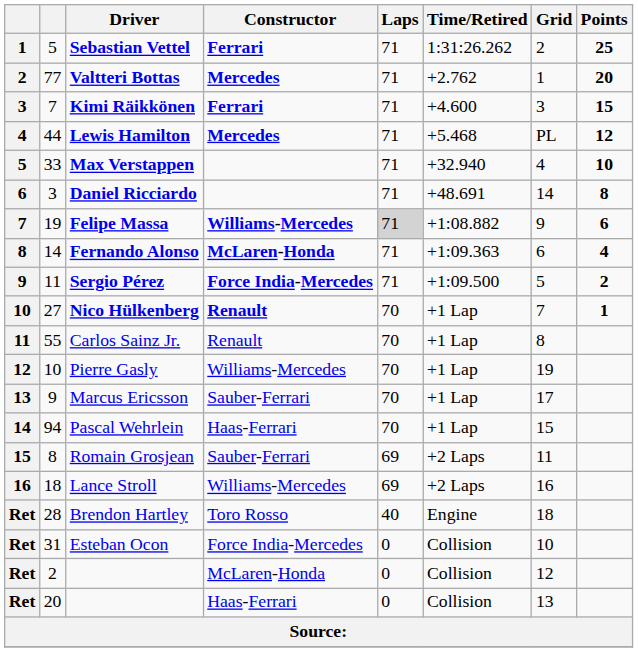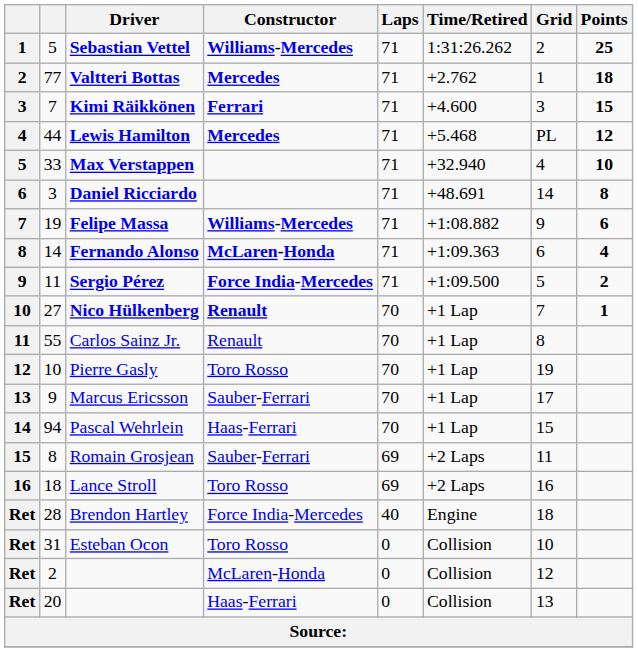(235, 47) Ferrari -> (280, 47) Williams-Mercedes
(604, 77) 20 -> (604, 77) 18
(390, 222) lightgrey background -> (390, 222) no background
(277, 368) Williams-Mercedes -> (248, 368) Toro Rosso
(277, 485) Williams-Mercedes -> (248, 485) Toro Rosso
(248, 514) Toro Rosso -> (285, 514) Force India-Mercedes
(285, 543) Force India-Mercedes -> (248, 543) Toro Rosso
